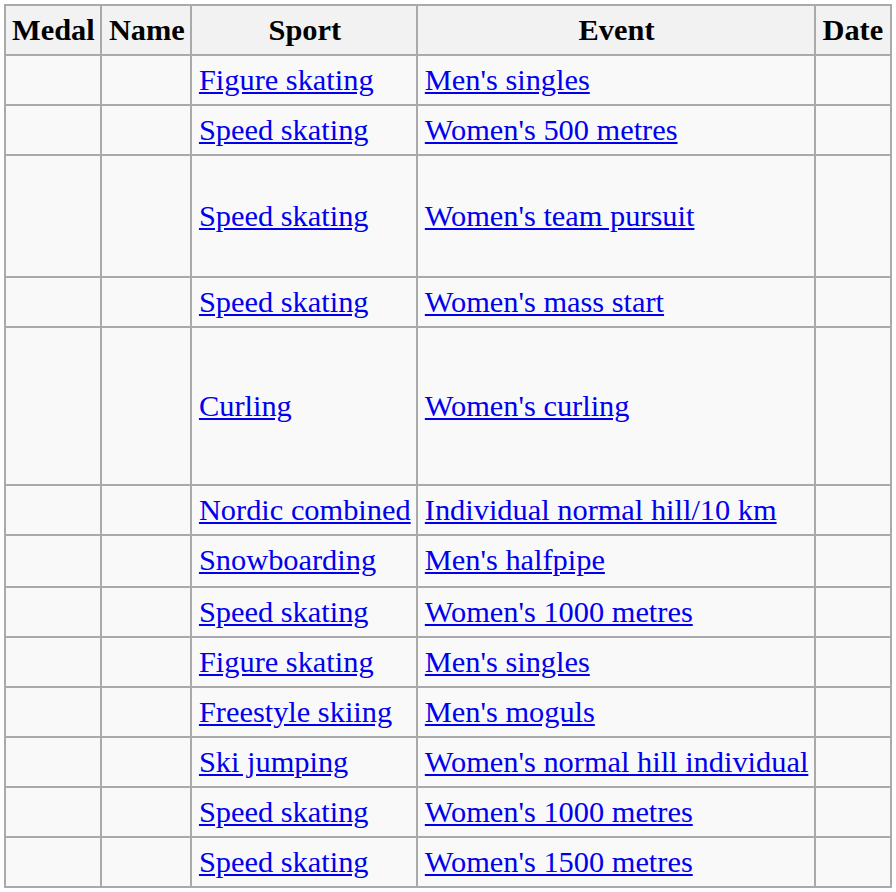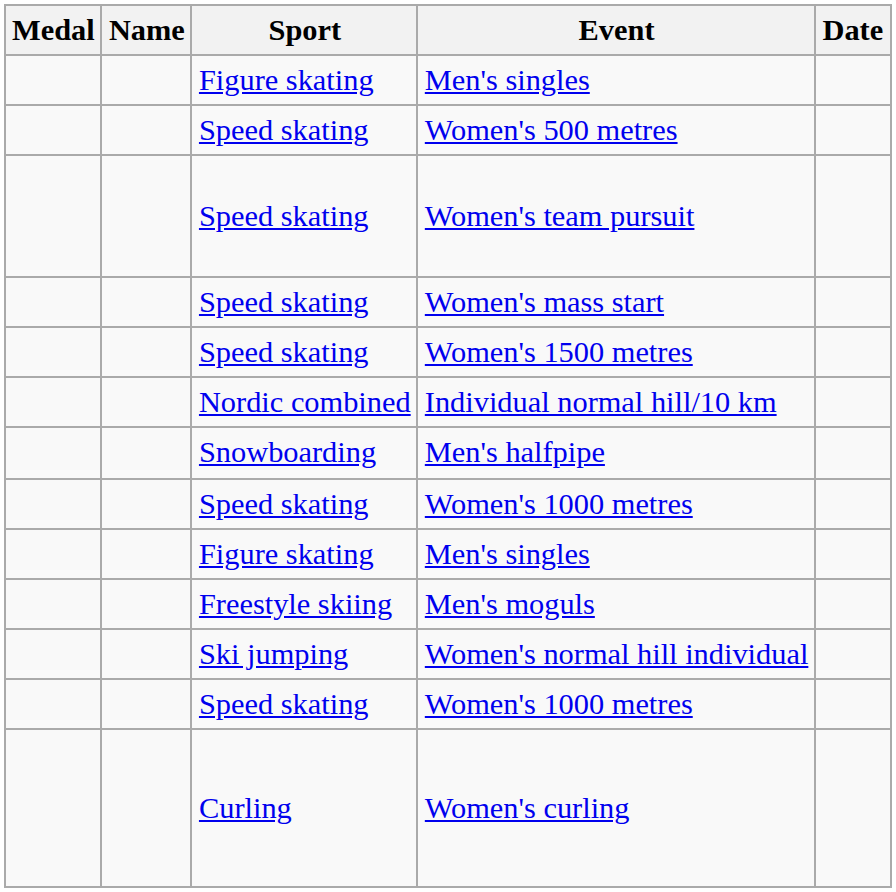rows swapped: (284, 861) <-> (245, 406)
